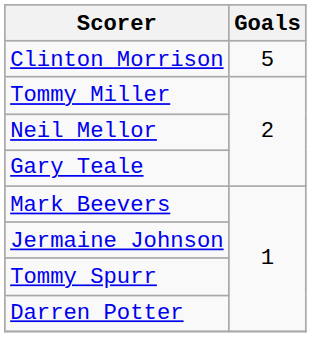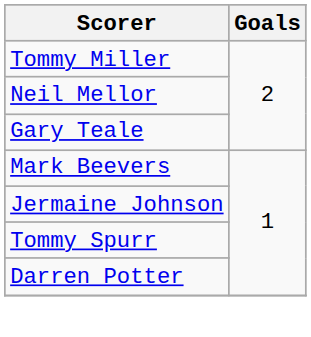- row: (117, 59)
